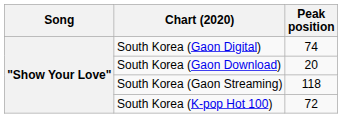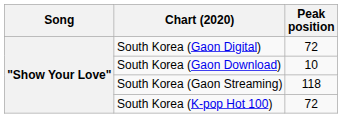(311, 46) 74 -> (311, 46) 72
(311, 65) 20 -> (311, 65) 10
